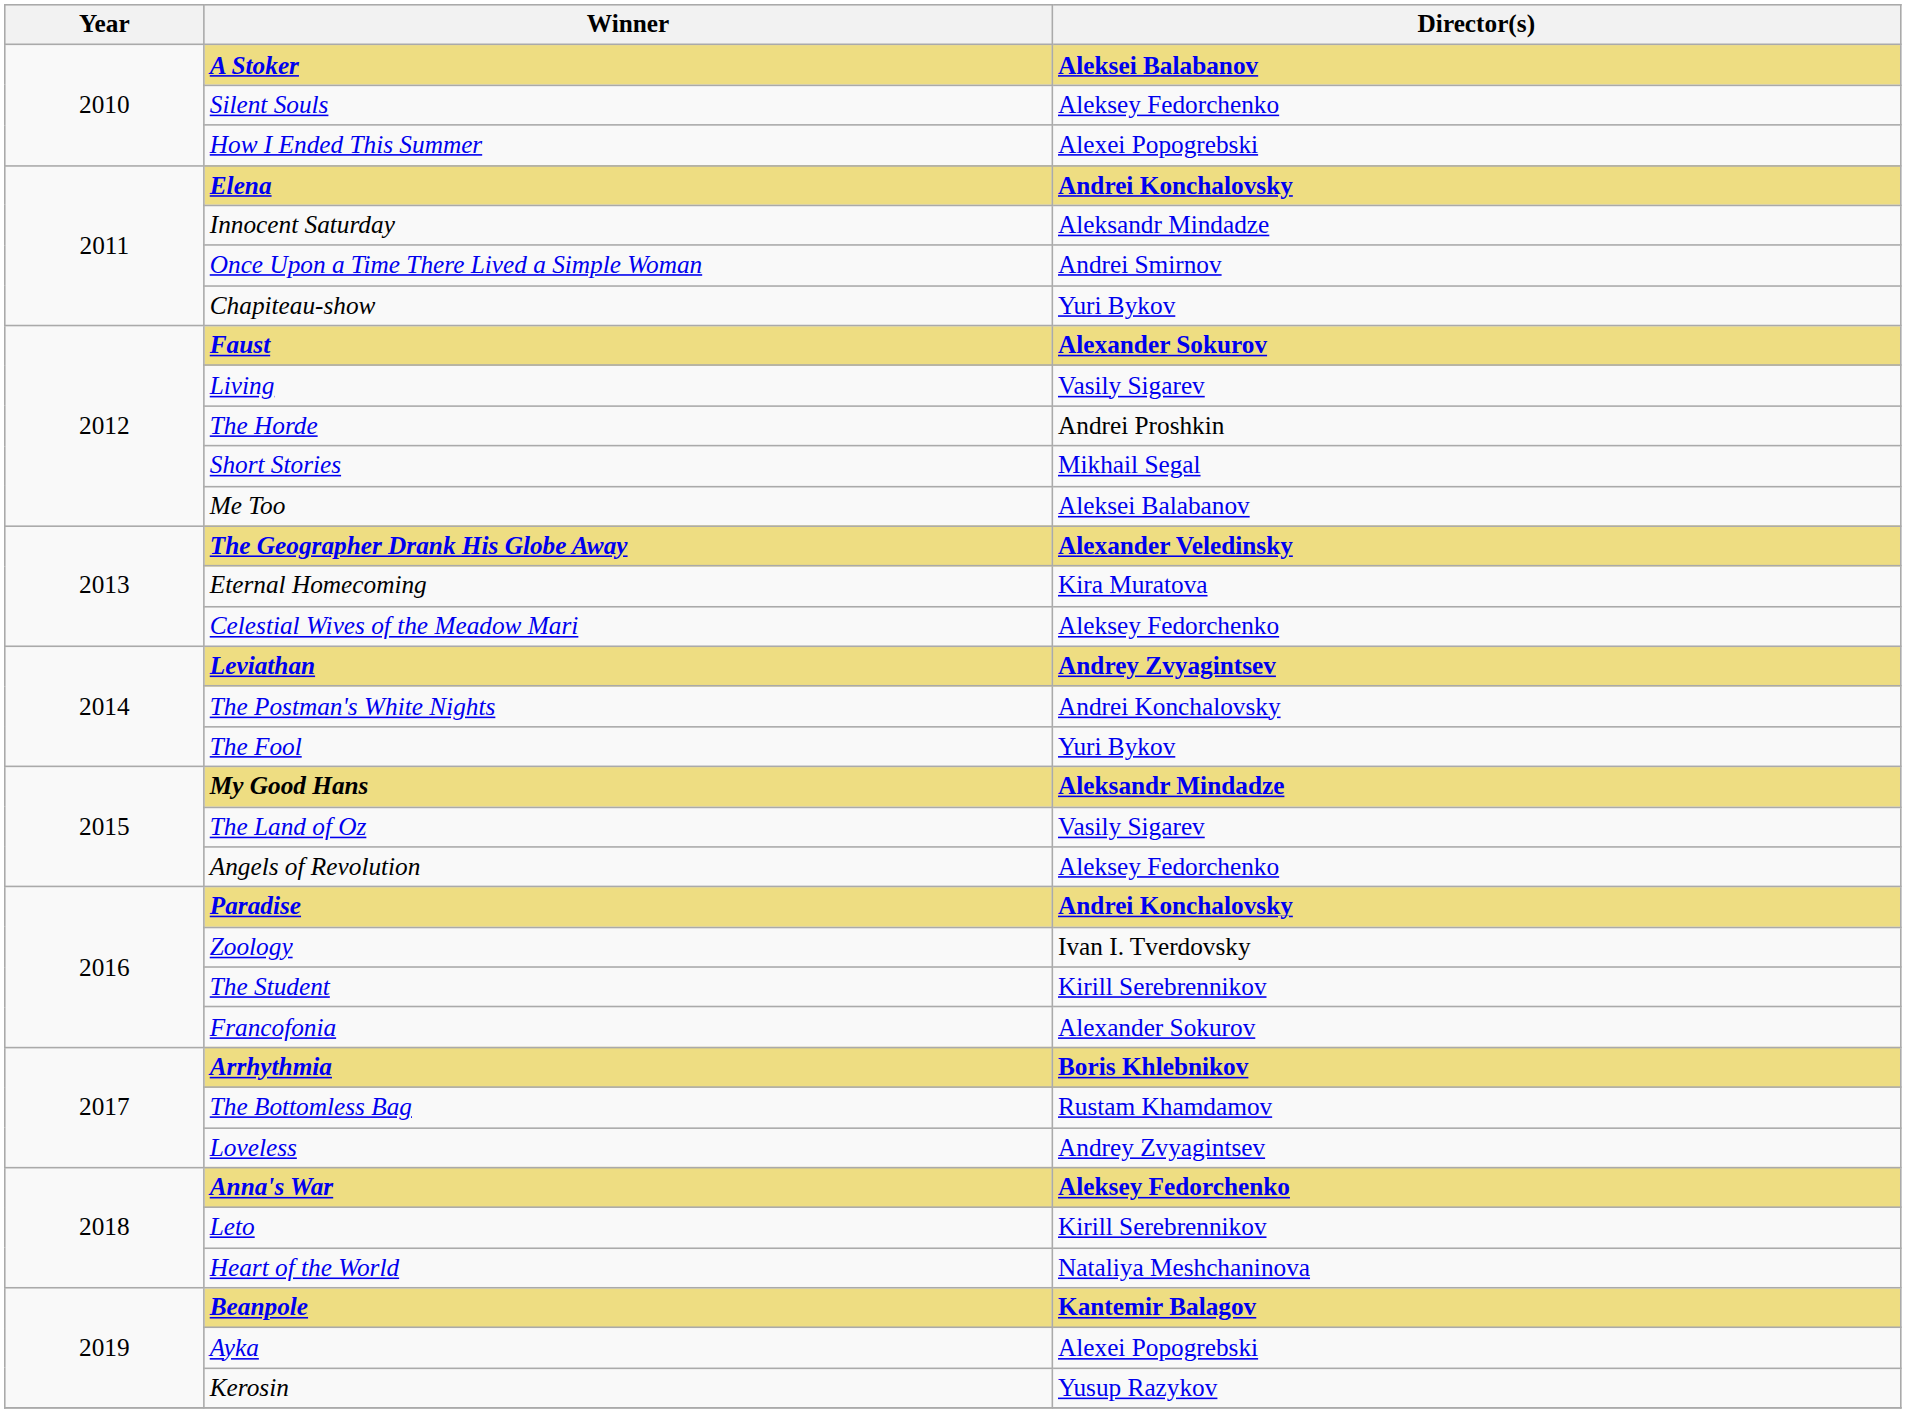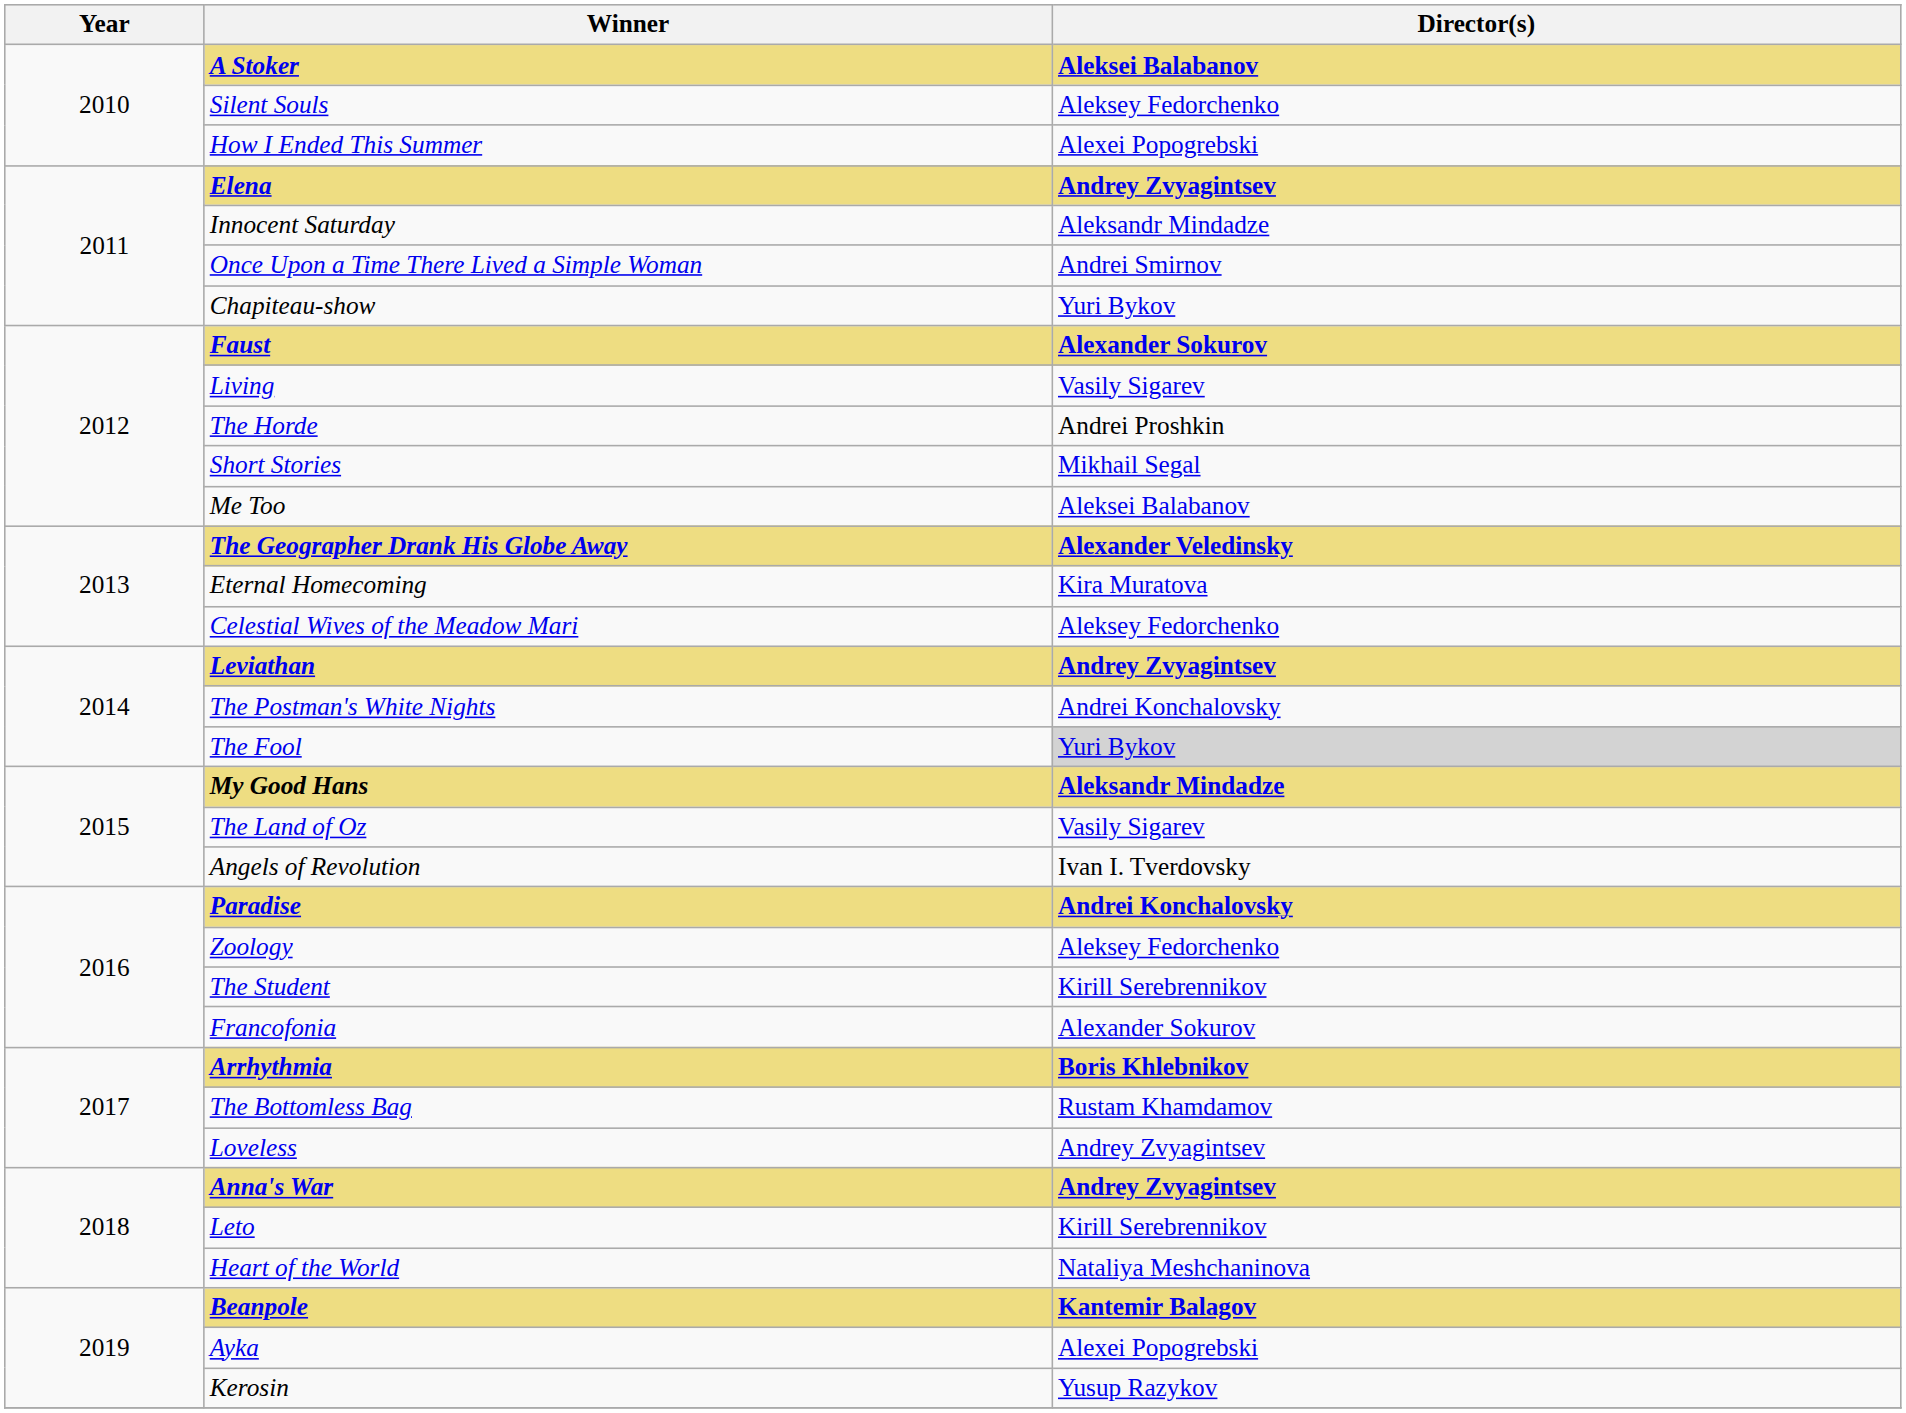(1175, 184) Andrei Konchalovsky -> (1167, 184) Andrey Zvyagintsev
(1117, 746) no background -> (1117, 746) lightgrey background
(1169, 866) Aleksey Fedorchenko -> (1154, 866) Ivan I. Tverdovsky
(1154, 946) Ivan I. Tverdovsky -> (1169, 946) Aleksey Fedorchenko
(1174, 1187) Aleksey Fedorchenko -> (1167, 1187) Andrey Zvyagintsev
